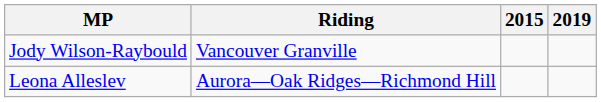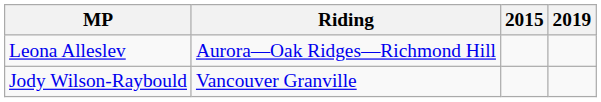rows swapped: (67, 81) <-> (98, 50)
